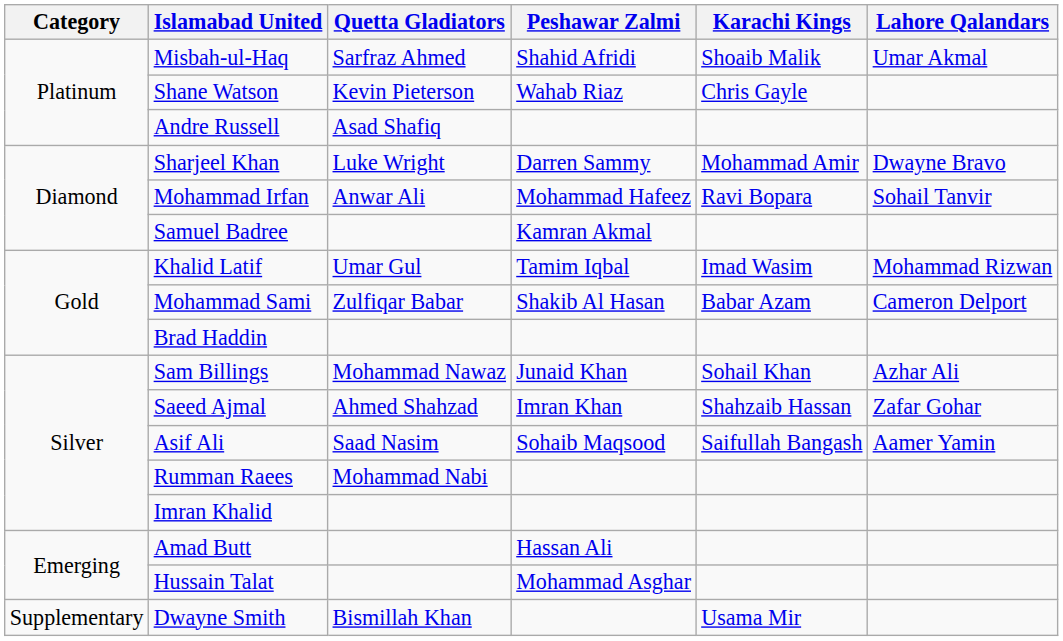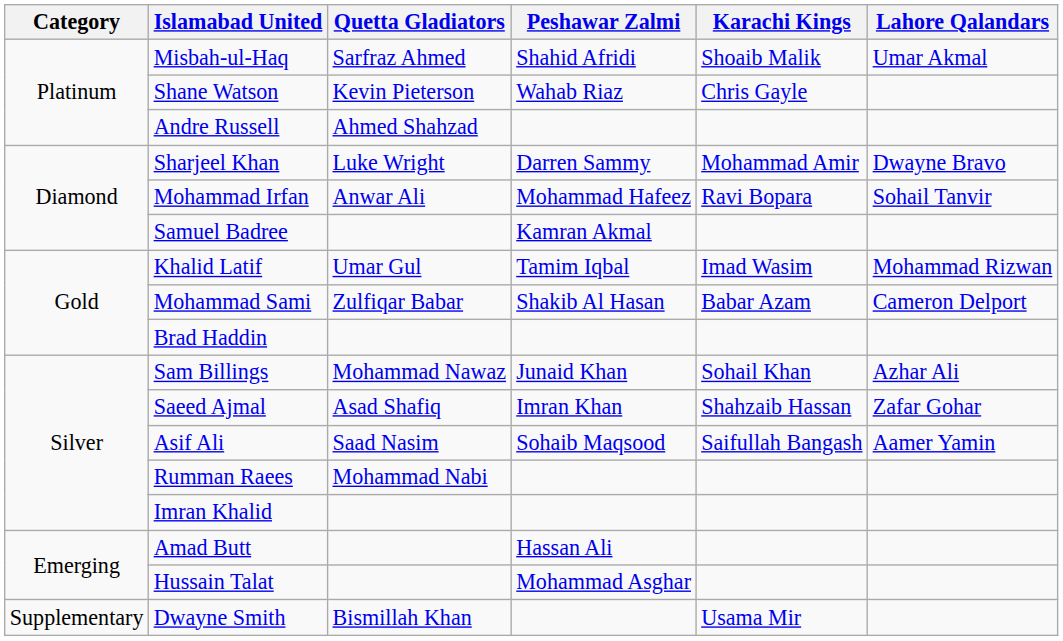(387, 127) Asad Shafiq -> (405, 127) Ahmed Shahzad
(405, 407) Ahmed Shahzad -> (387, 407) Asad Shafiq
